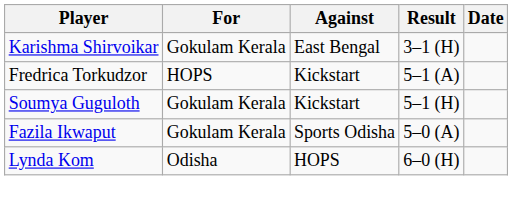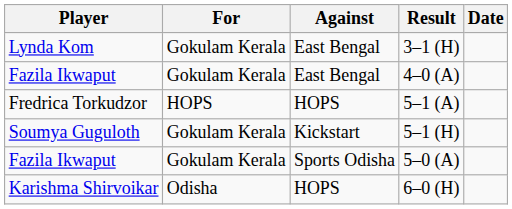(84, 47) Karishma Shirvoikar -> (51, 47) Lynda Kom
+ row: (431, 75)
(327, 75) Kickstart -> (317, 103) HOPS
(51, 160) Lynda Kom -> (84, 189) Karishma Shirvoikar
